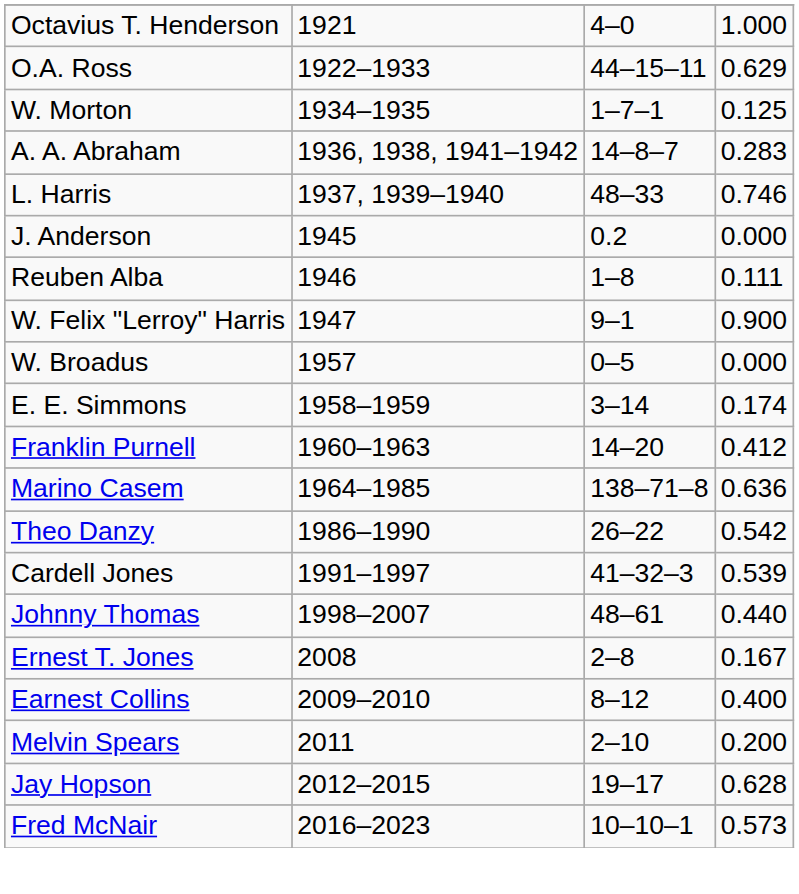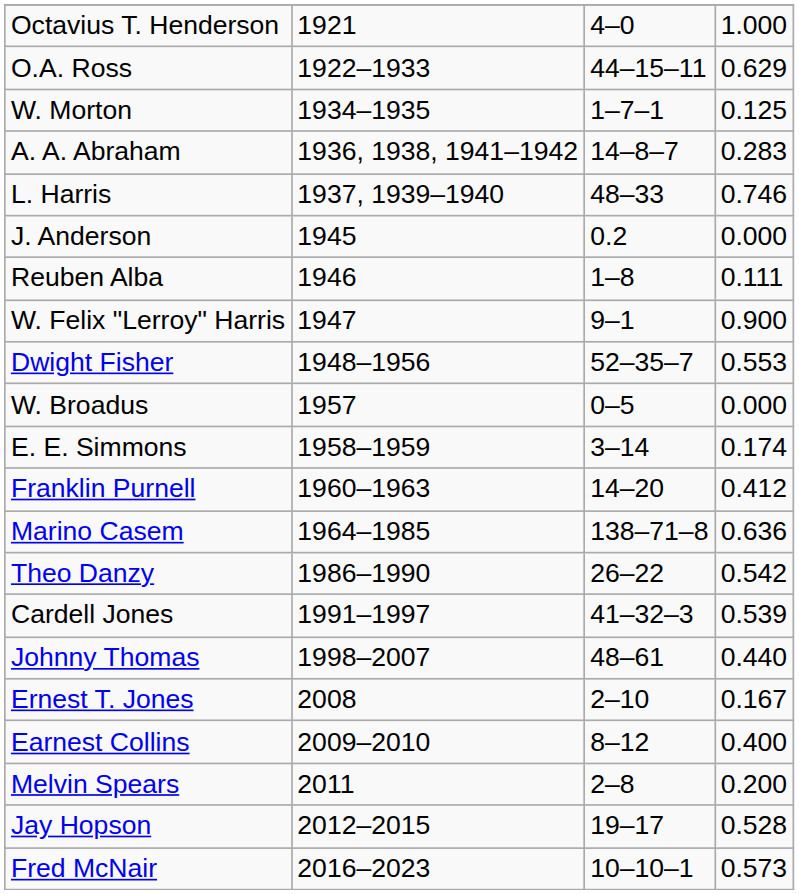+ row: (92, 362)
(612, 657) 2–8 -> (620, 699) 2–10
(620, 741) 2–10 -> (612, 783) 2–8
(754, 783) 0.628 -> (754, 825) 0.528
